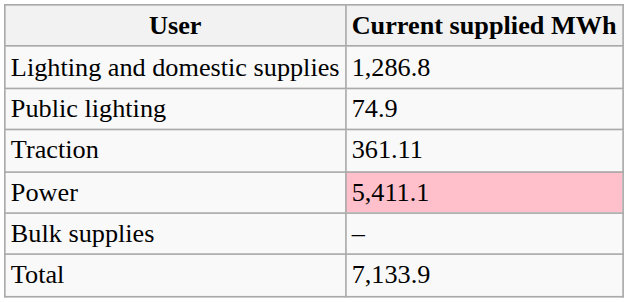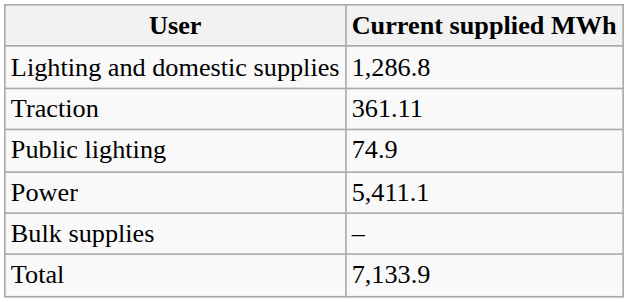rows swapped: (88, 108) <-> (55, 150)
(391, 191) pink background -> (391, 191) no background
